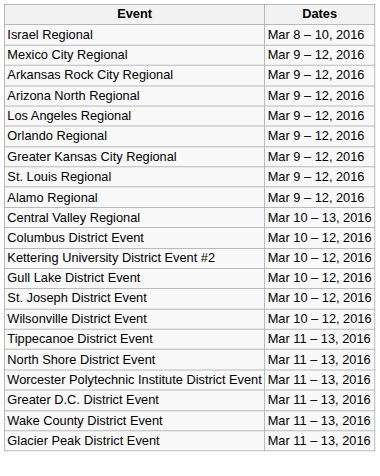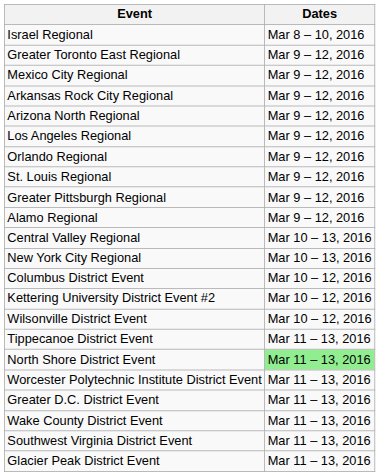+ row: (94, 55)
- row: (92, 156)
+ row: (87, 197)
+ row: (74, 258)
- row: (74, 278)
- row: (77, 298)
(319, 359) no background -> (319, 359) lightgreen background
+ row: (100, 440)
